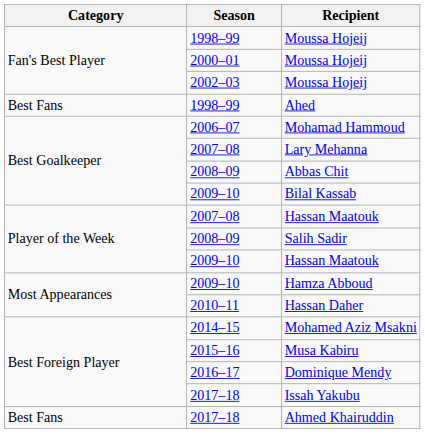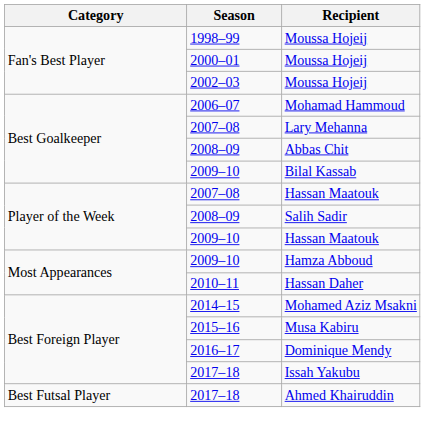- row: (215, 104)
(35, 417) Best Fans -> (59, 395) Best Futsal Player
